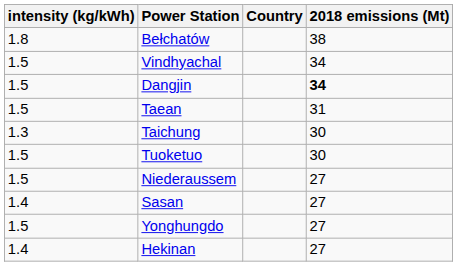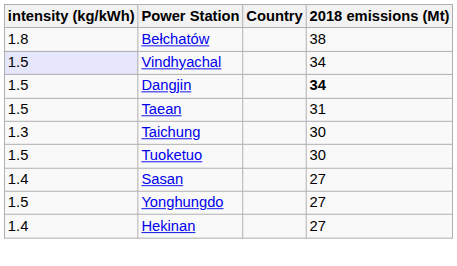(18, 62) no background -> (18, 62) lavender background
- row: (189, 179)
